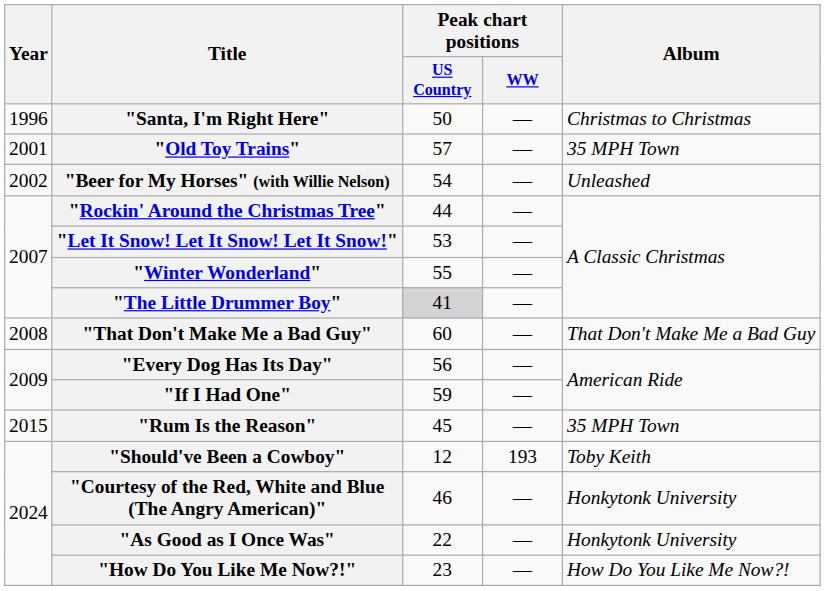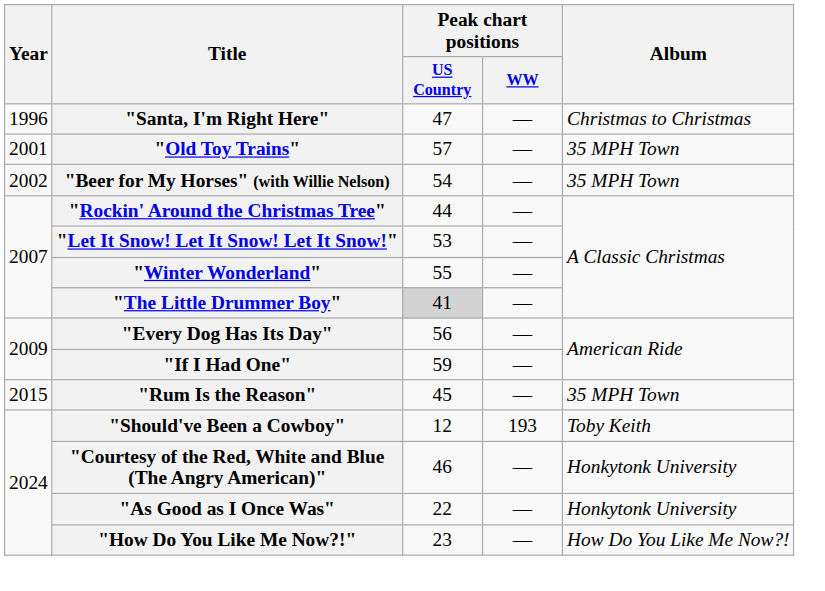(442, 118) 50 -> (442, 118) 47
(608, 180) Unleashed -> (623, 180) 35 MPH Town
- row: (227, 333)
